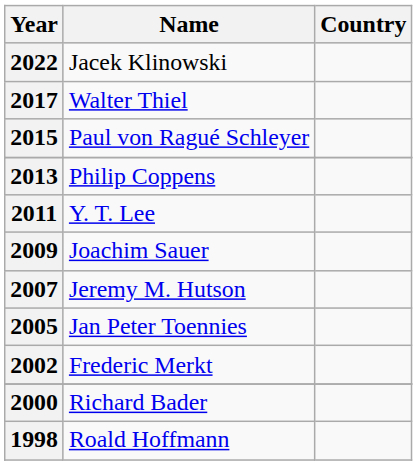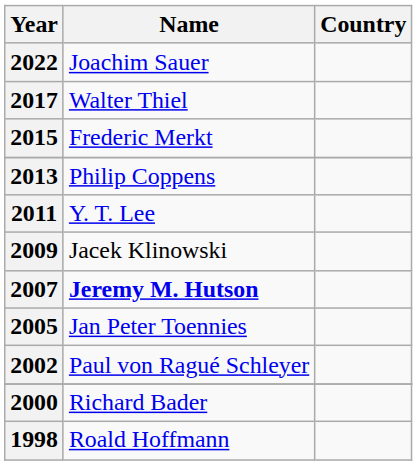(148, 62) Jacek Klinowski -> (139, 62) Joachim Sauer
(189, 137) Paul von Ragué Schleyer -> (141, 137) Frederic Merkt
(139, 251) Joachim Sauer -> (148, 251) Jacek Klinowski
(157, 288) normal -> (164, 288) bold
(141, 364) Frederic Merkt -> (189, 364) Paul von Ragué Schleyer
